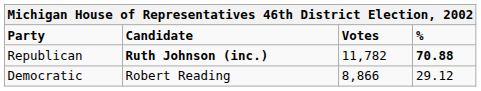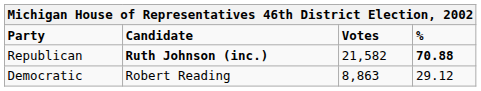(364, 55) 11,782 -> (364, 55) 21,582
(360, 76) 8,866 -> (360, 76) 8,863
